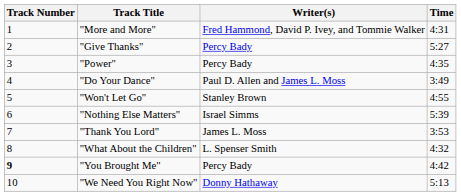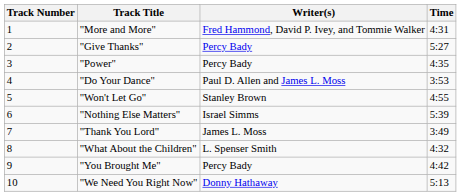(439, 81) 3:49 -> (439, 81) 3:53
(439, 132) 3:53 -> (439, 132) 3:49
(9, 166) bold -> (9, 166) normal
